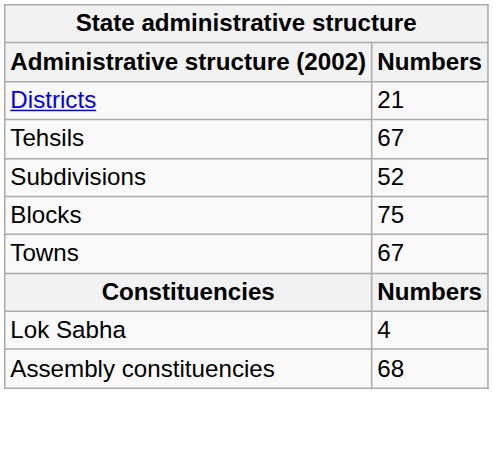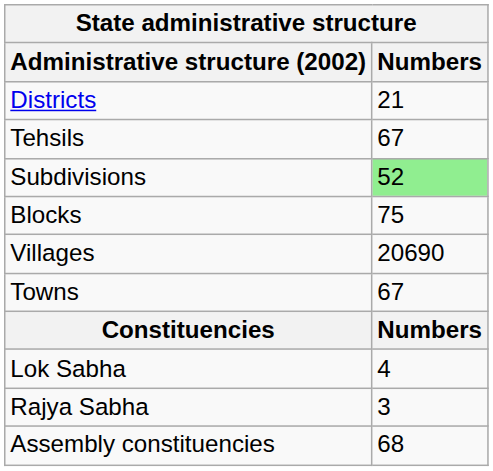(391, 176) no background -> (391, 176) lightgreen background
+ row: (52, 253)
+ row: (80, 406)
